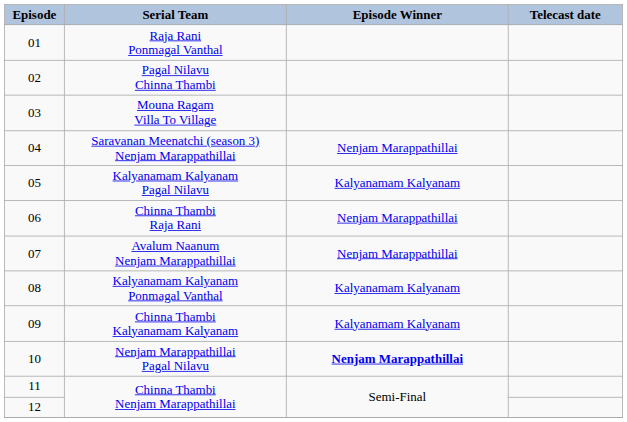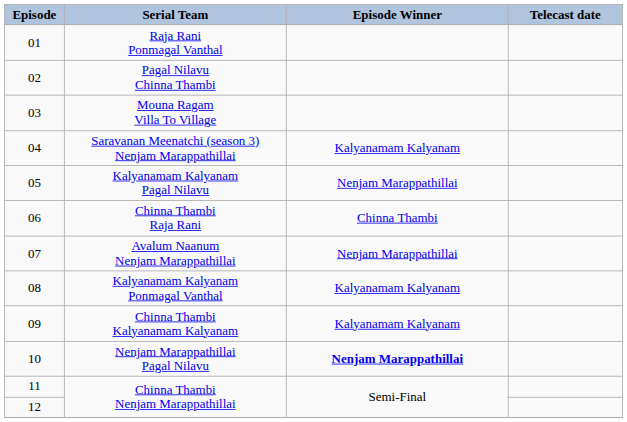(397, 148) Nenjam Marappathillai -> (397, 148) Kalyanamam Kalyanam
(397, 183) Kalyanamam Kalyanam -> (397, 183) Nenjam Marappathillai
(397, 218) Nenjam Marappathillai -> (397, 218) Chinna Thambi
